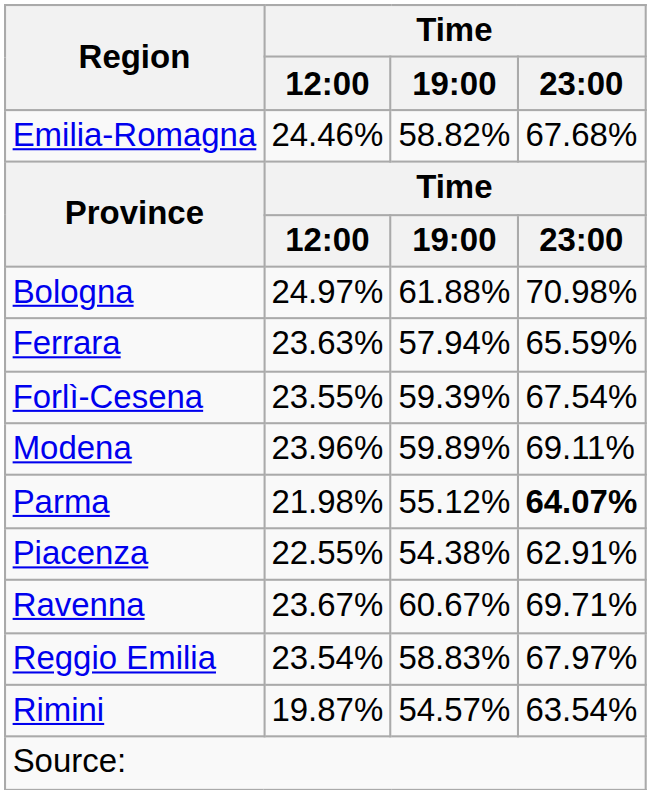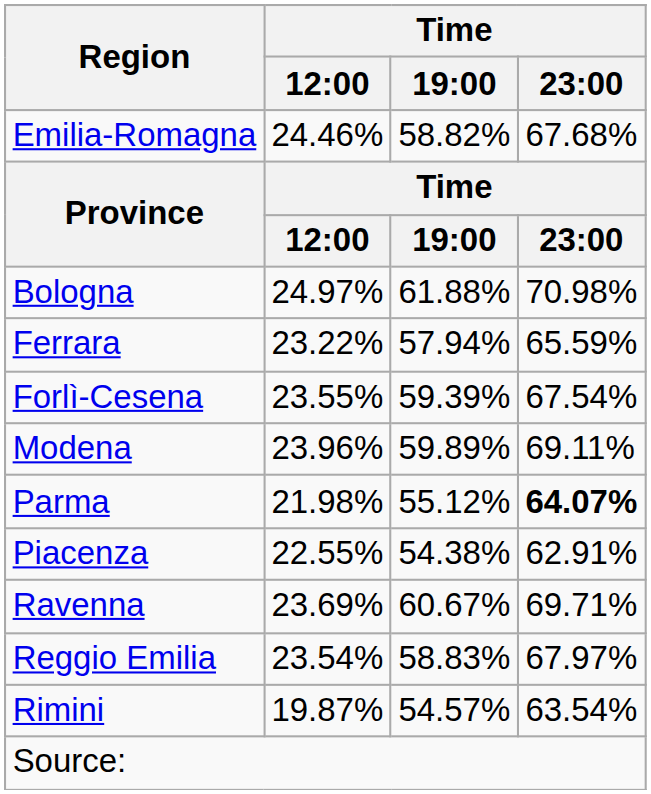(327, 344) 23.63% -> (327, 344) 23.22%
(327, 605) 23.67% -> (327, 605) 23.69%
